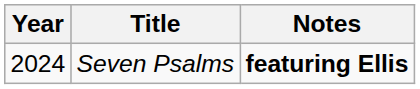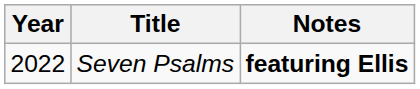(38, 63) 2024 -> (38, 63) 2022
